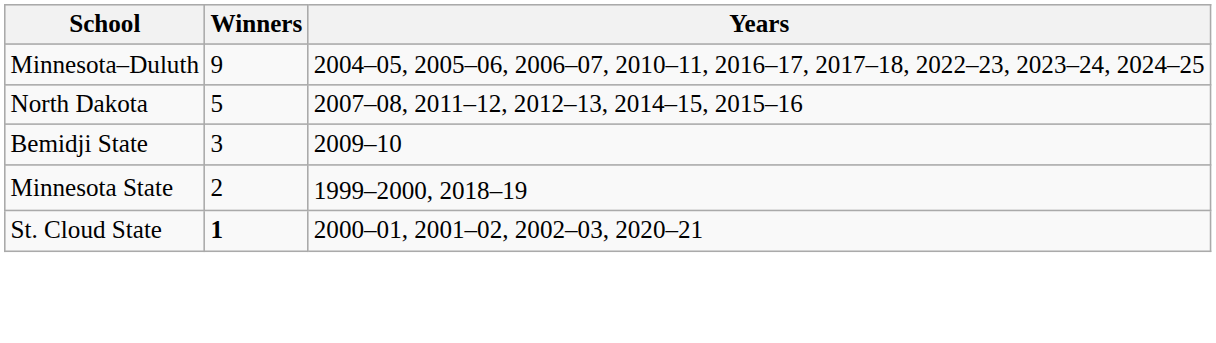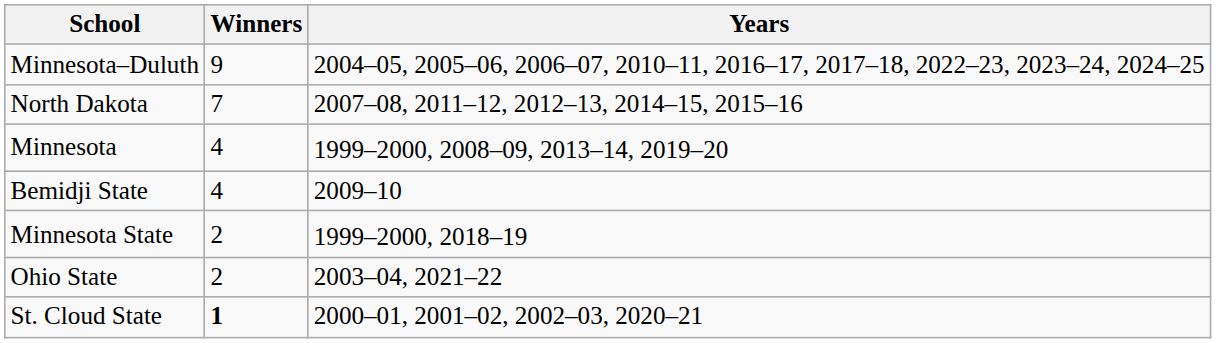(217, 104) 5 -> (217, 104) 7
+ row: (64, 147)
(217, 143) 3 -> (217, 190) 4
+ row: (64, 277)
